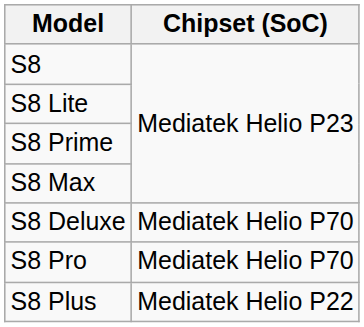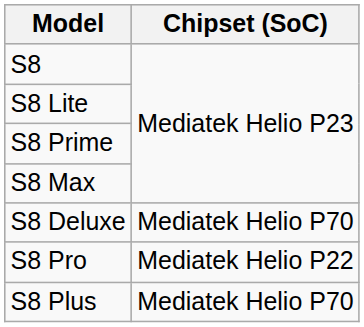(245, 261) Mediatek Helio P70 -> (245, 261) Mediatek Helio P22
(245, 301) Mediatek Helio P22 -> (245, 301) Mediatek Helio P70
